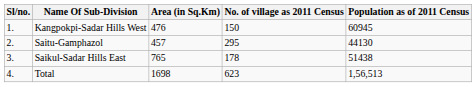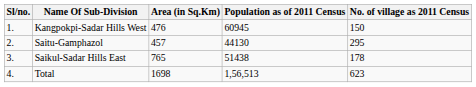columns swapped: (284, 12) <-> (409, 12)
